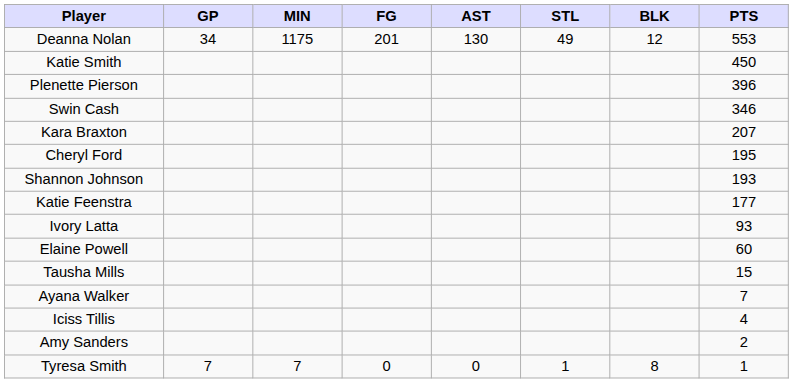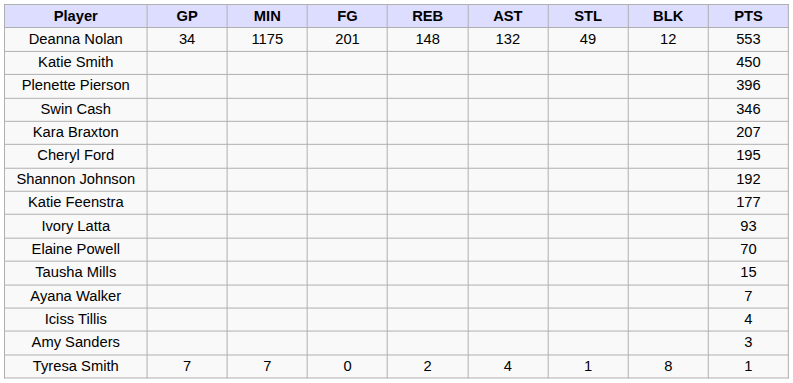+ column: (428, 16)
(476, 39) 130 -> (508, 39) 132
(744, 179) 193 -> (748, 179) 192
(744, 249) 60 -> (748, 249) 70
(744, 343) 2 -> (748, 343) 3
(476, 366) 0 -> (508, 366) 4
